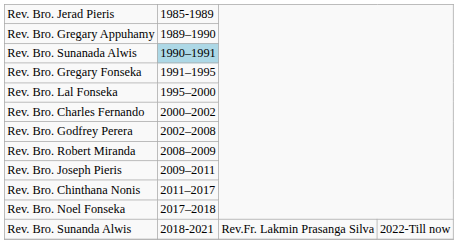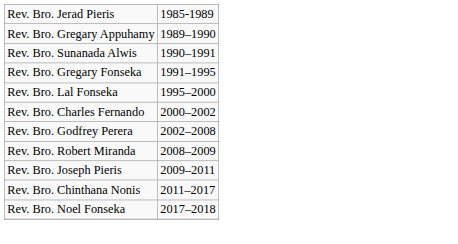(188, 53) lightblue background -> (188, 53) no background
- row: (69, 229)
